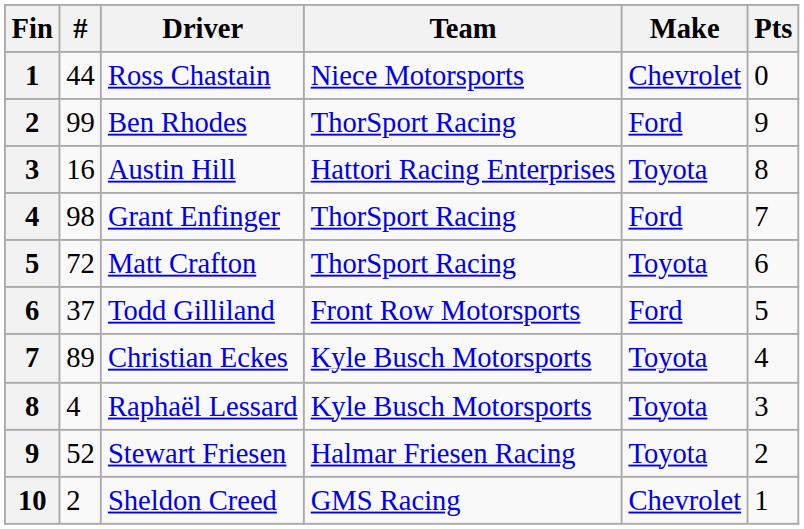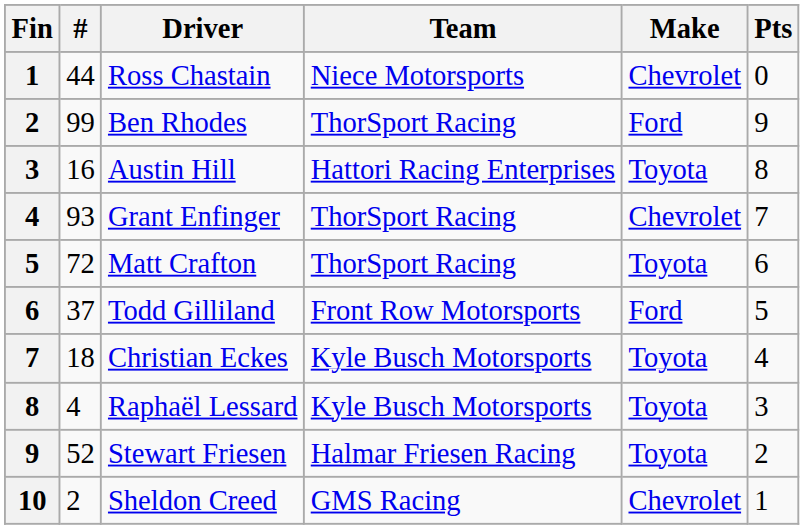(80, 216) 98 -> (80, 216) 93
(655, 216) Ford -> (685, 216) Chevrolet
(80, 358) 89 -> (80, 358) 18
